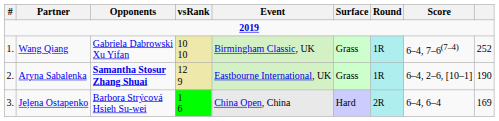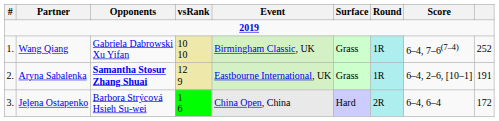(484, 76) 190 -> (484, 76) 191
(484, 103) 169 -> (484, 103) 172
